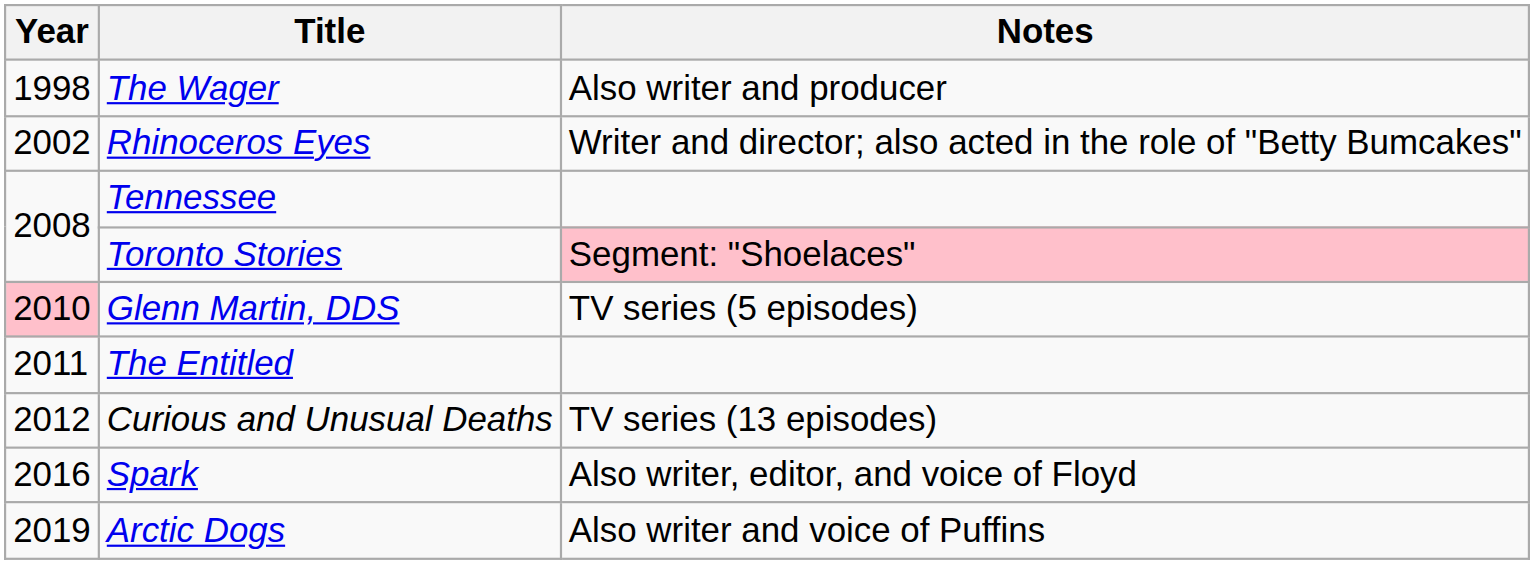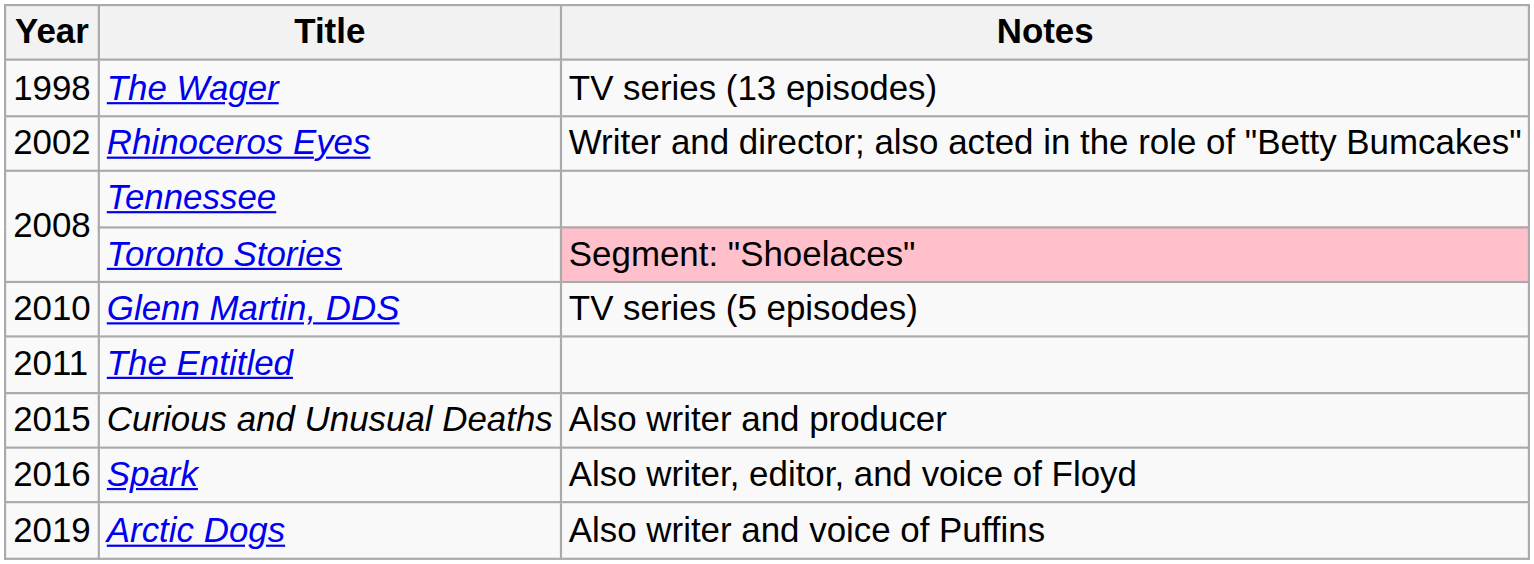(758, 87) Also writer and producer -> (753, 87) TV series (13 episodes)
(52, 308) pink background -> (52, 308) no background
(52, 419) 2012 -> (52, 419) 2015
(753, 419) TV series (13 episodes) -> (758, 419) Also writer and producer
